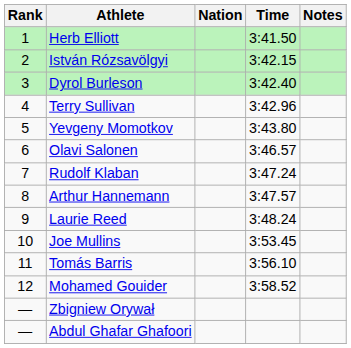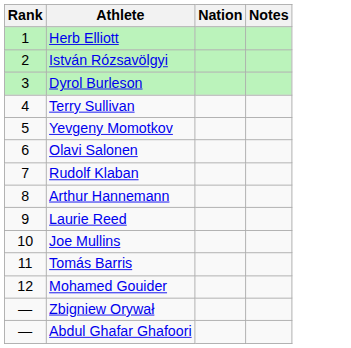- column: (273, 15)
